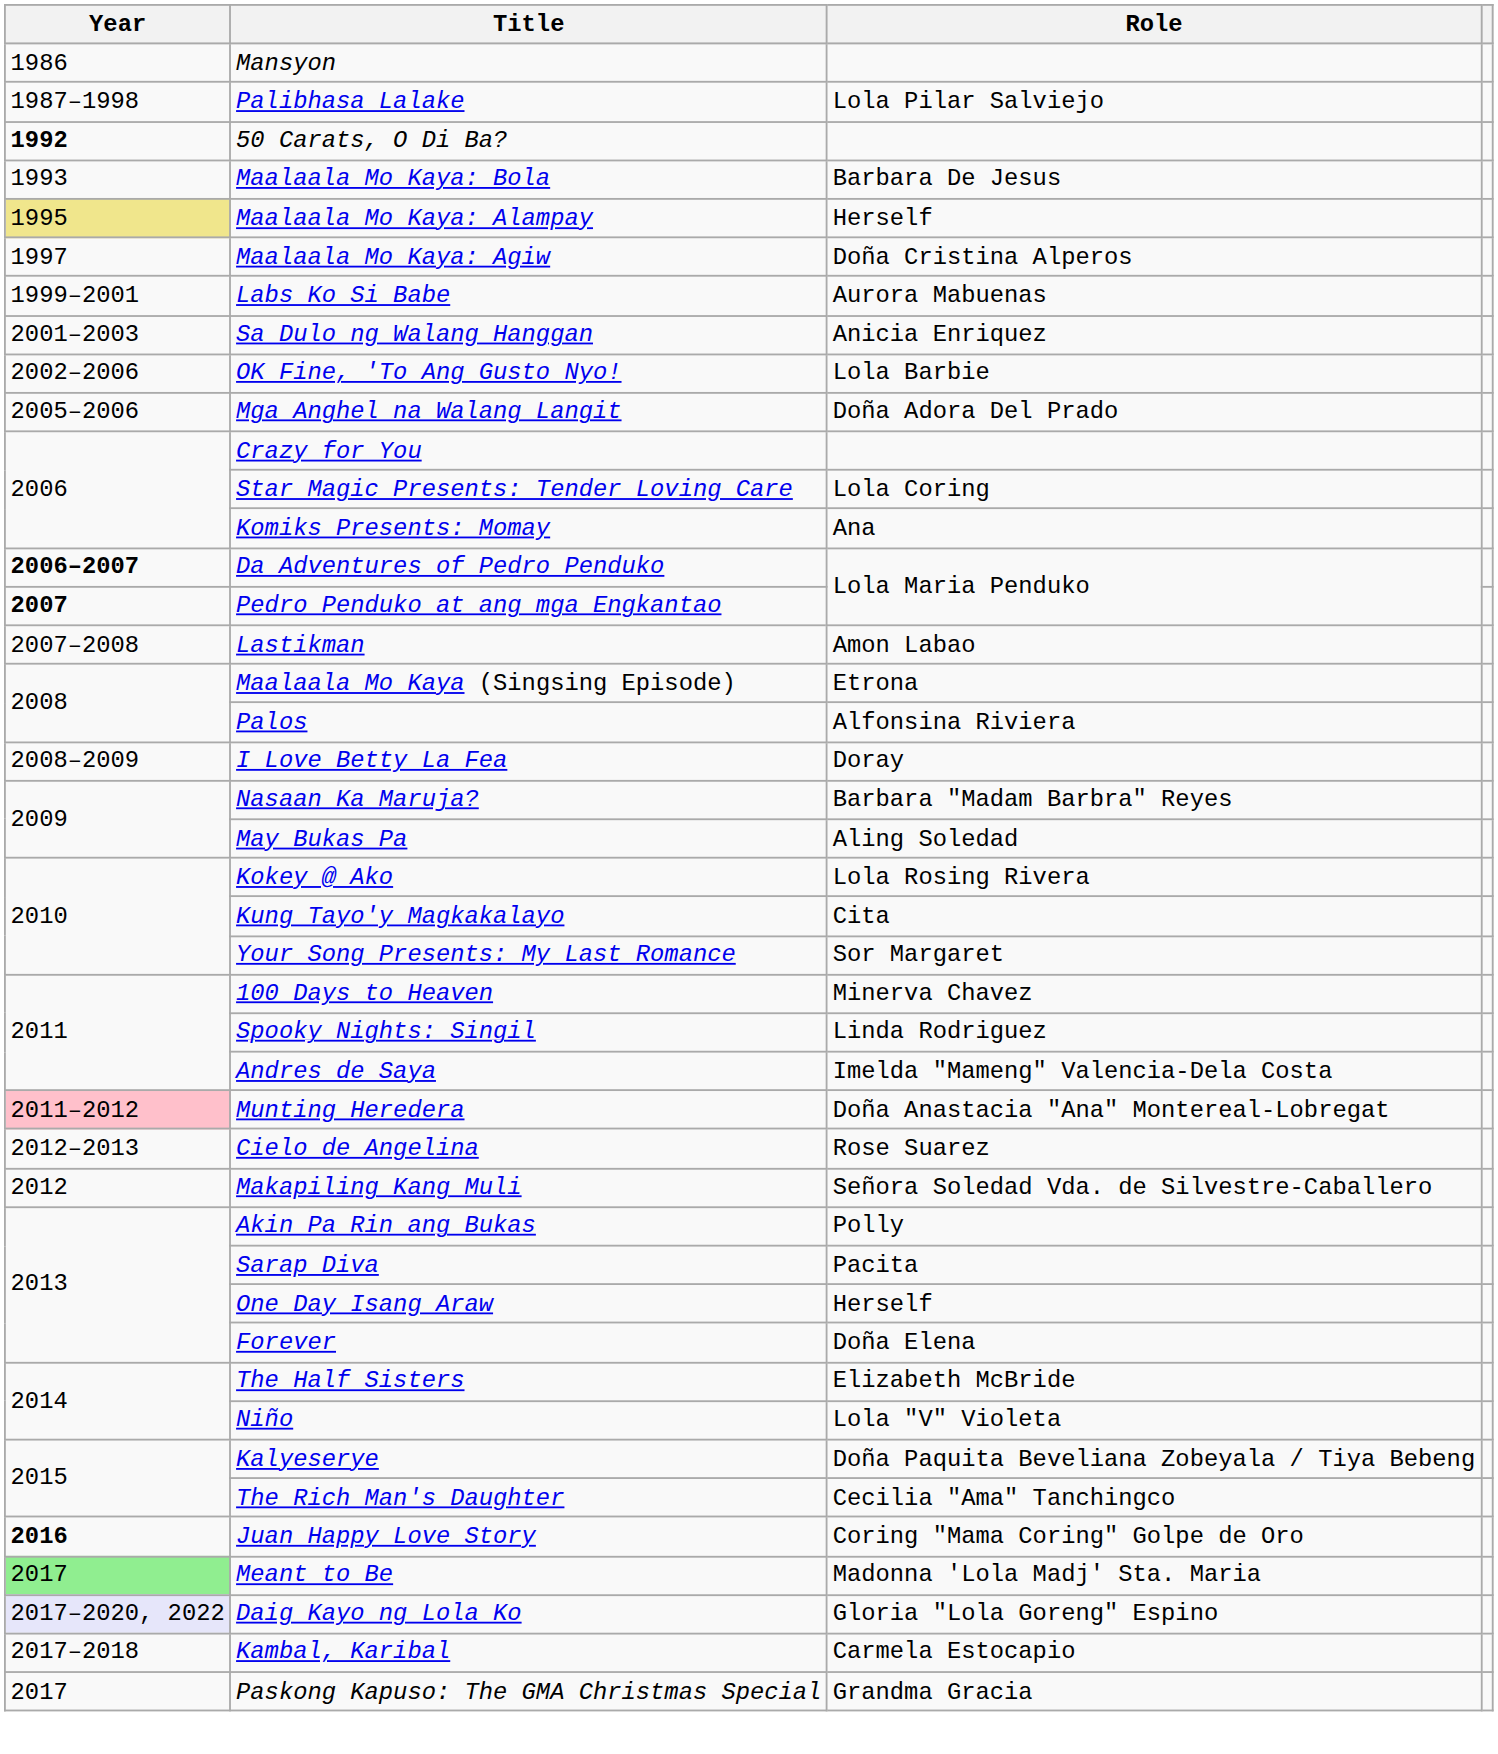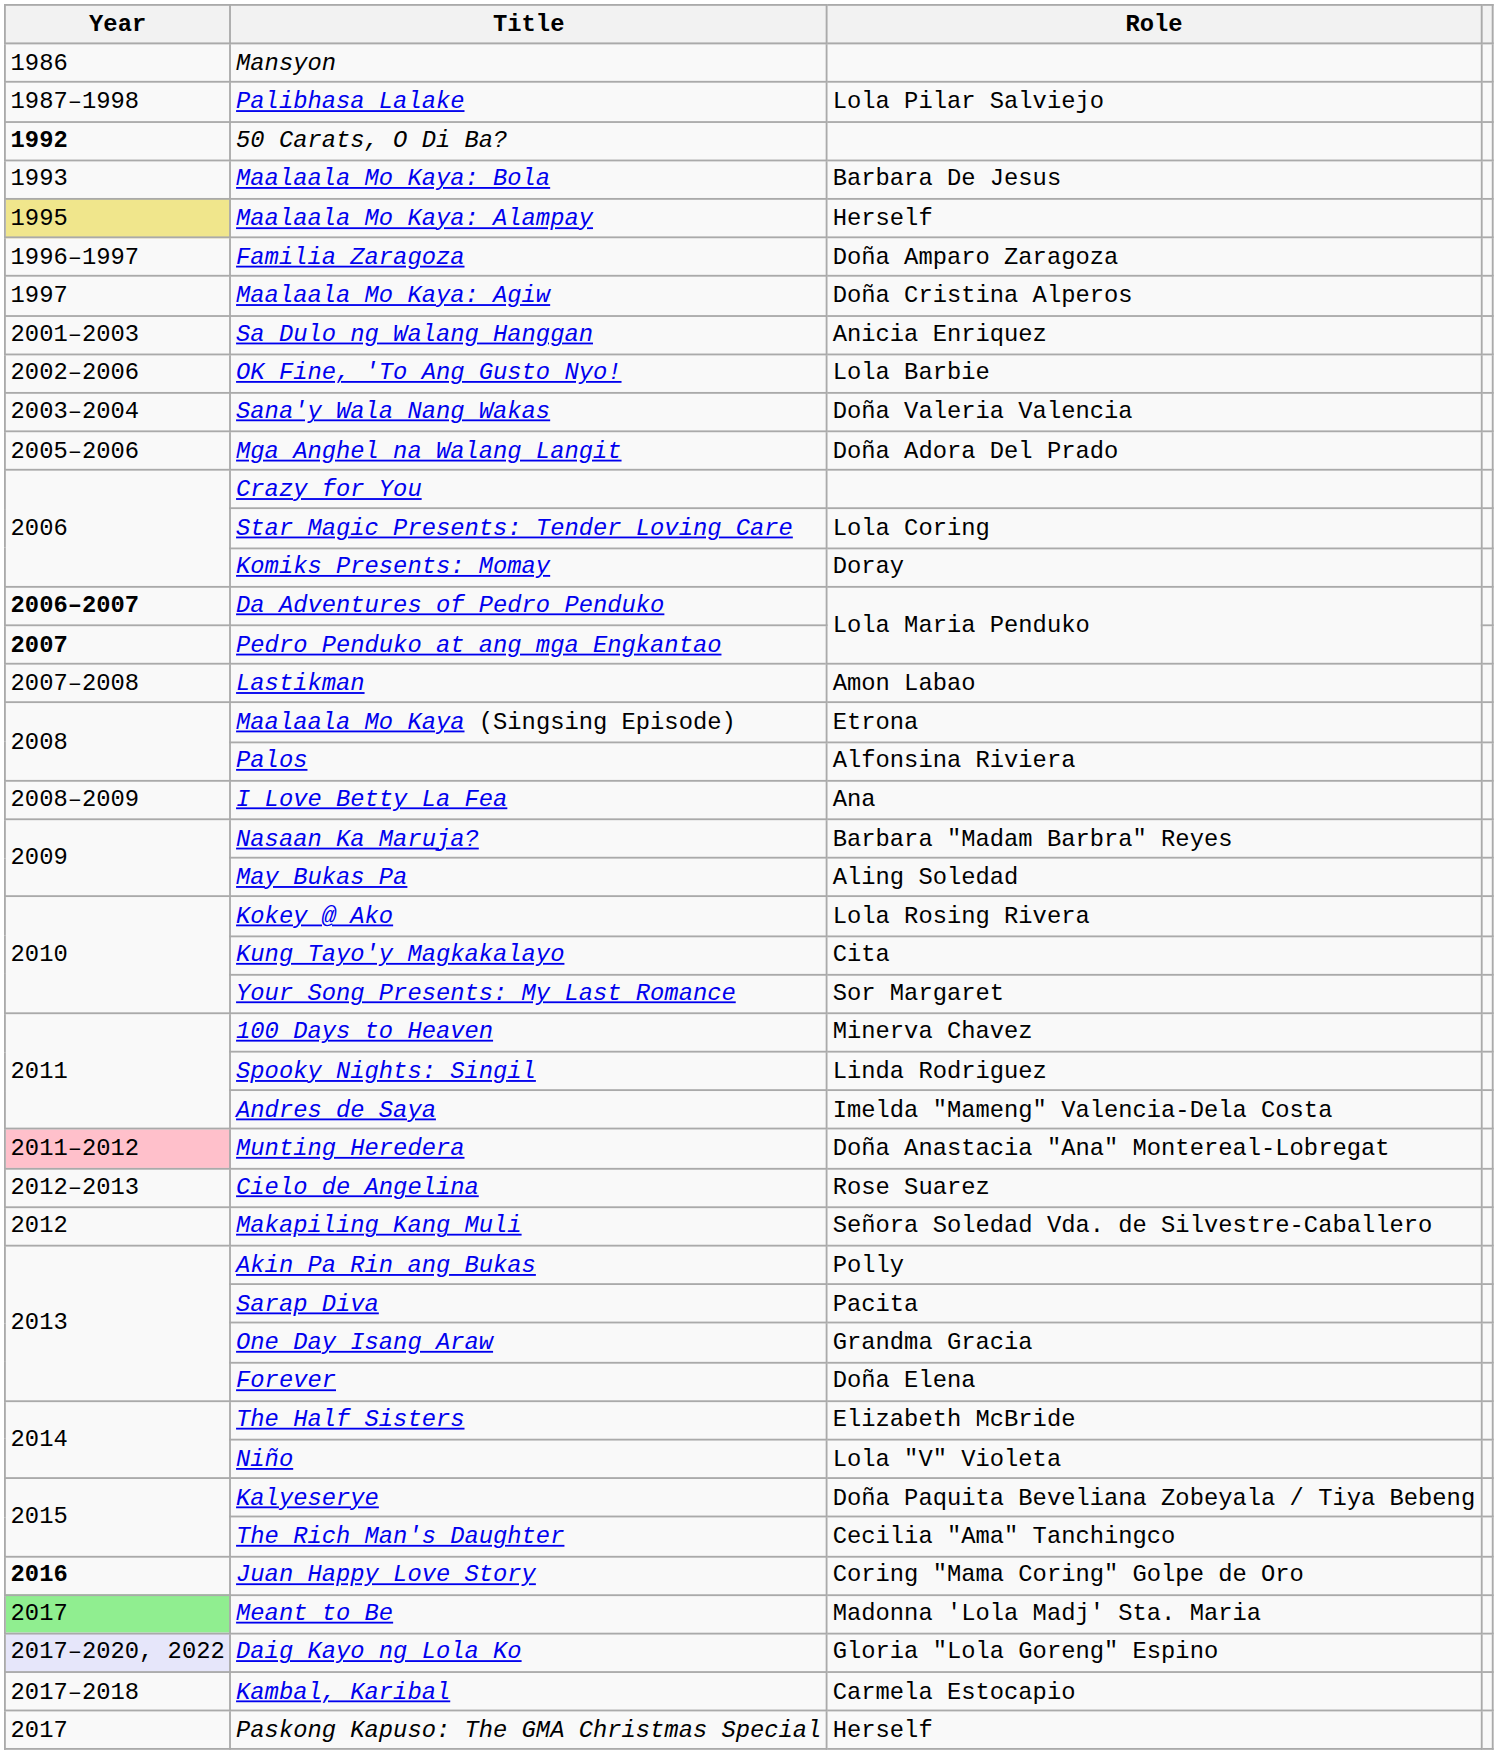+ row: (350, 257)
- row: (343, 296)
+ row: (393, 412)
(854, 528) Ana -> (868, 567) Doray
(868, 761) Doray -> (854, 800) Ana
(883, 1304) Herself -> (933, 1343) Grandma Gracia
(933, 1692) Grandma Gracia -> (883, 1730) Herself
